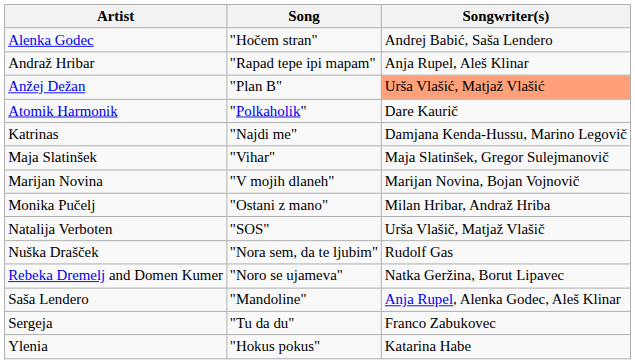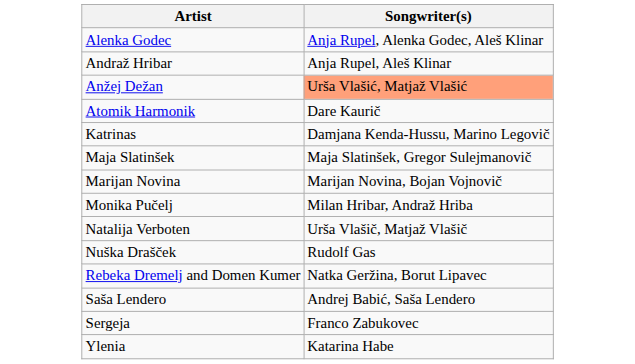- column: (304, 16)
(469, 39) Andrej Babić, Saša Lendero -> (425, 39) Anja Rupel, Alenka Godec, Aleš Klinar
(503, 299) Anja Rupel, Alenka Godec, Aleš Klinar -> (391, 299) Andrej Babić, Saša Lendero
